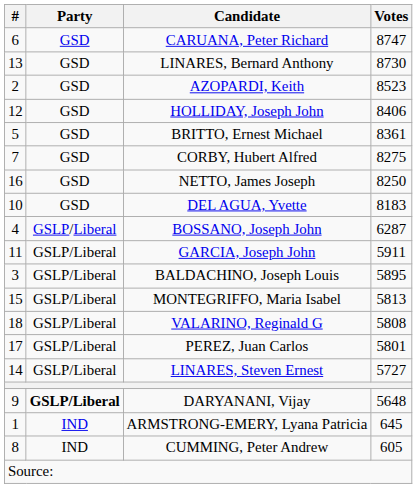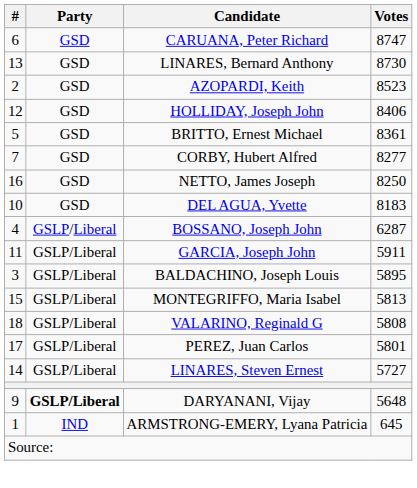(391, 157) 8275 -> (391, 157) 8277
- row: (247, 447)
